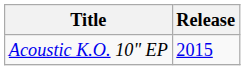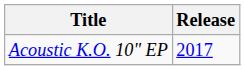(195, 49) 2015 -> (195, 49) 2017
